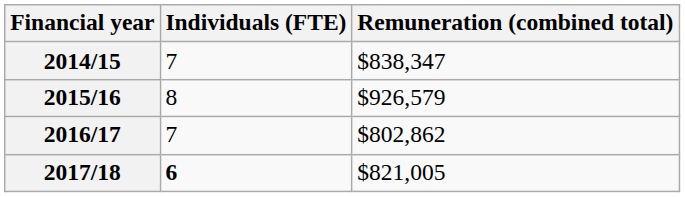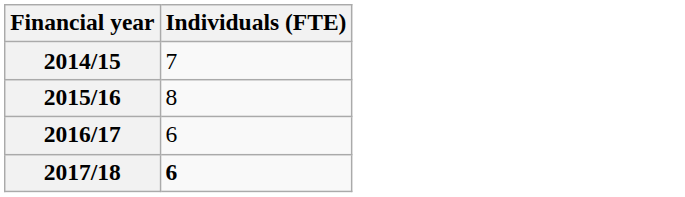- column: (515, 23)
(171, 135) 7 -> (171, 135) 6
